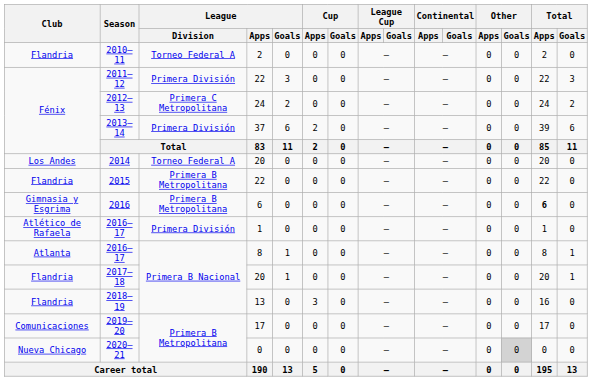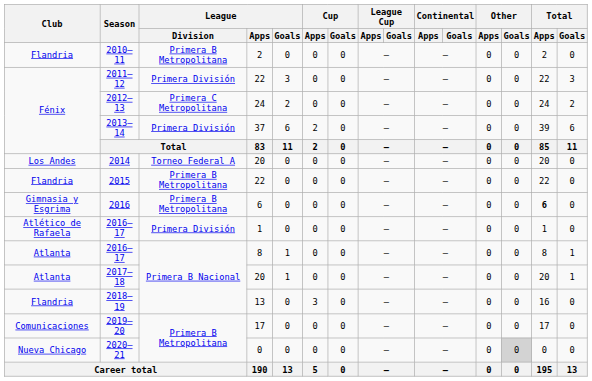(193, 55) Torneo Federal A -> (193, 55) Primera B Metropolitana
(52, 277) Flandria -> (52, 277) Atlanta
